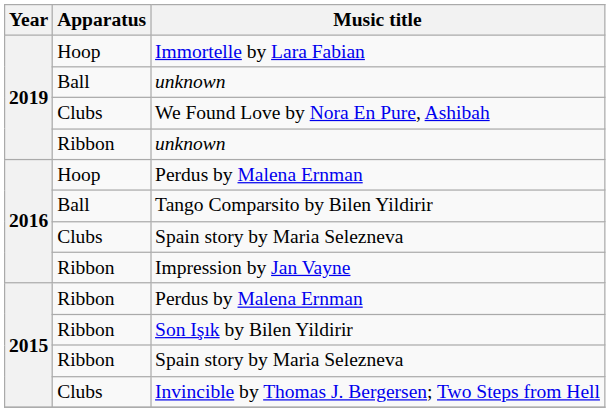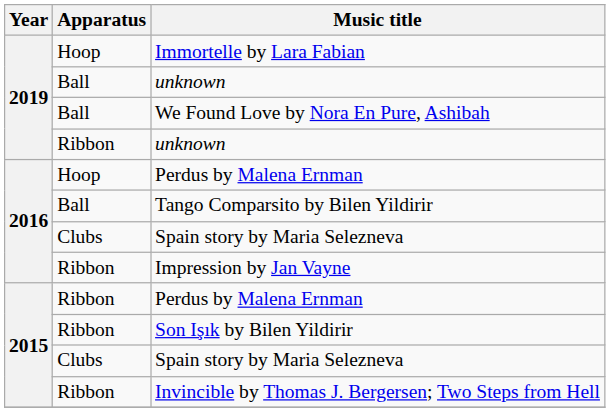(80, 112) Clubs -> (73, 112) Ball
(86, 360) Ribbon -> (80, 360) Clubs
(80, 391) Clubs -> (86, 391) Ribbon
